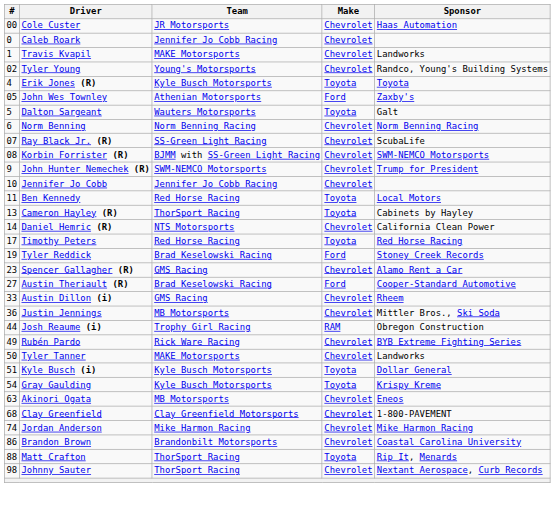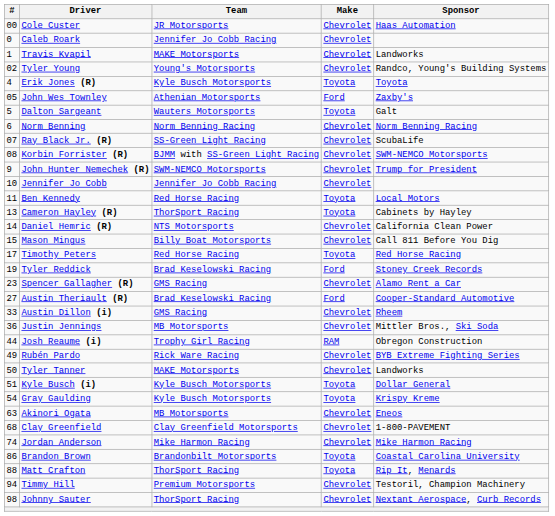+ row: (53, 242)
(348, 443) Chevrolet -> (339, 457) Toyota
+ row: (48, 486)
